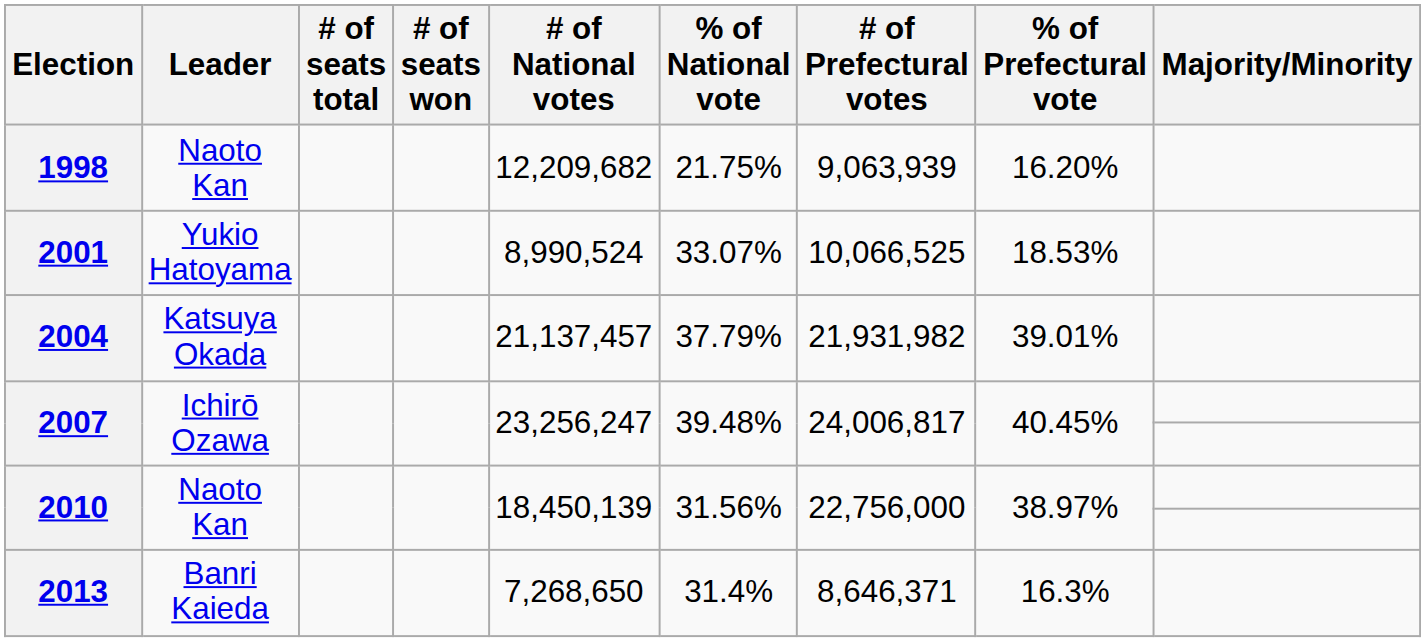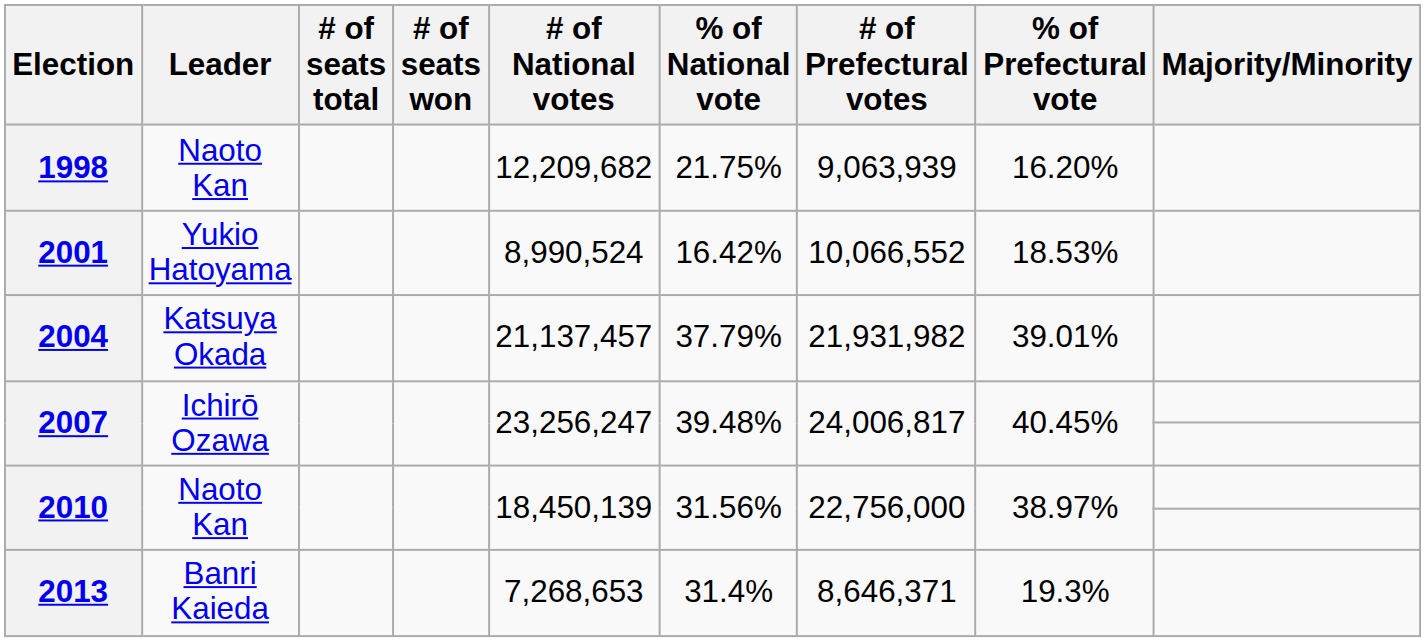(729, 252) 33.07% -> (729, 252) 16.42%
(887, 252) 10,066,525 -> (887, 252) 10,066,552
(574, 592) 7,268,650 -> (574, 592) 7,268,653
(1065, 592) 16.3% -> (1065, 592) 19.3%
